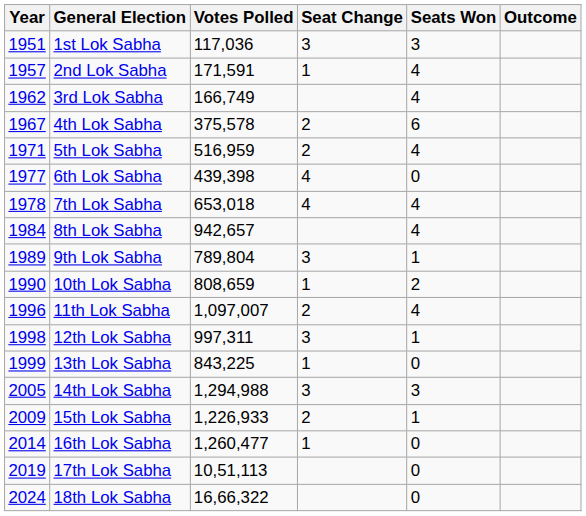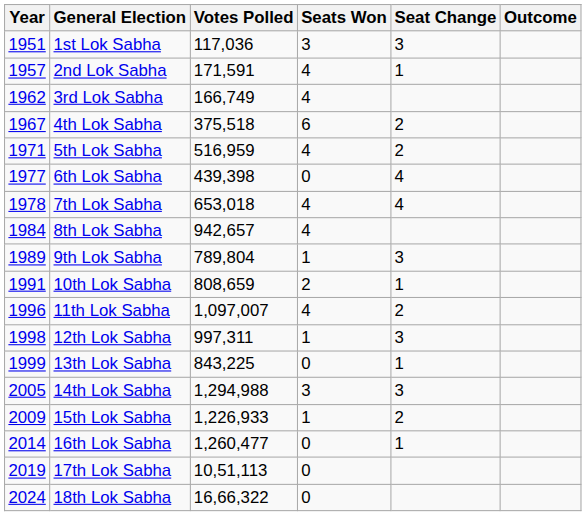columns swapped: (453, 17) <-> (352, 17)
(224, 124) 375,578 -> (224, 124) 375,518
(27, 284) 1990 -> (27, 284) 1991
